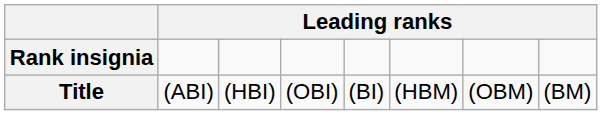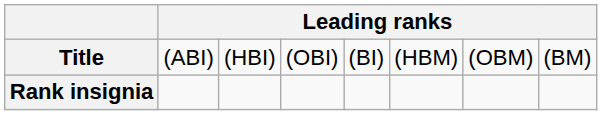rows swapped: (82, 92) <-> (82, 57)
